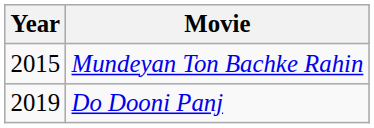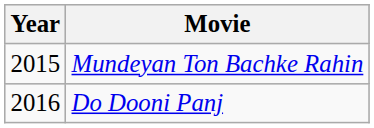(35, 102) 2019 -> (35, 102) 2016
